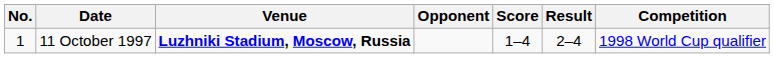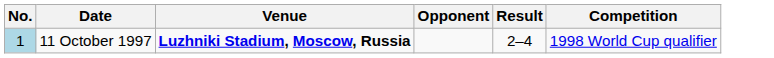- column: (517, 16)
(20, 40) no background -> (20, 40) lightblue background
